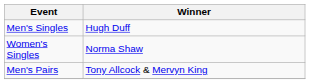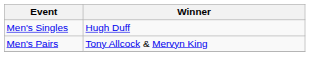- row: (27, 49)
